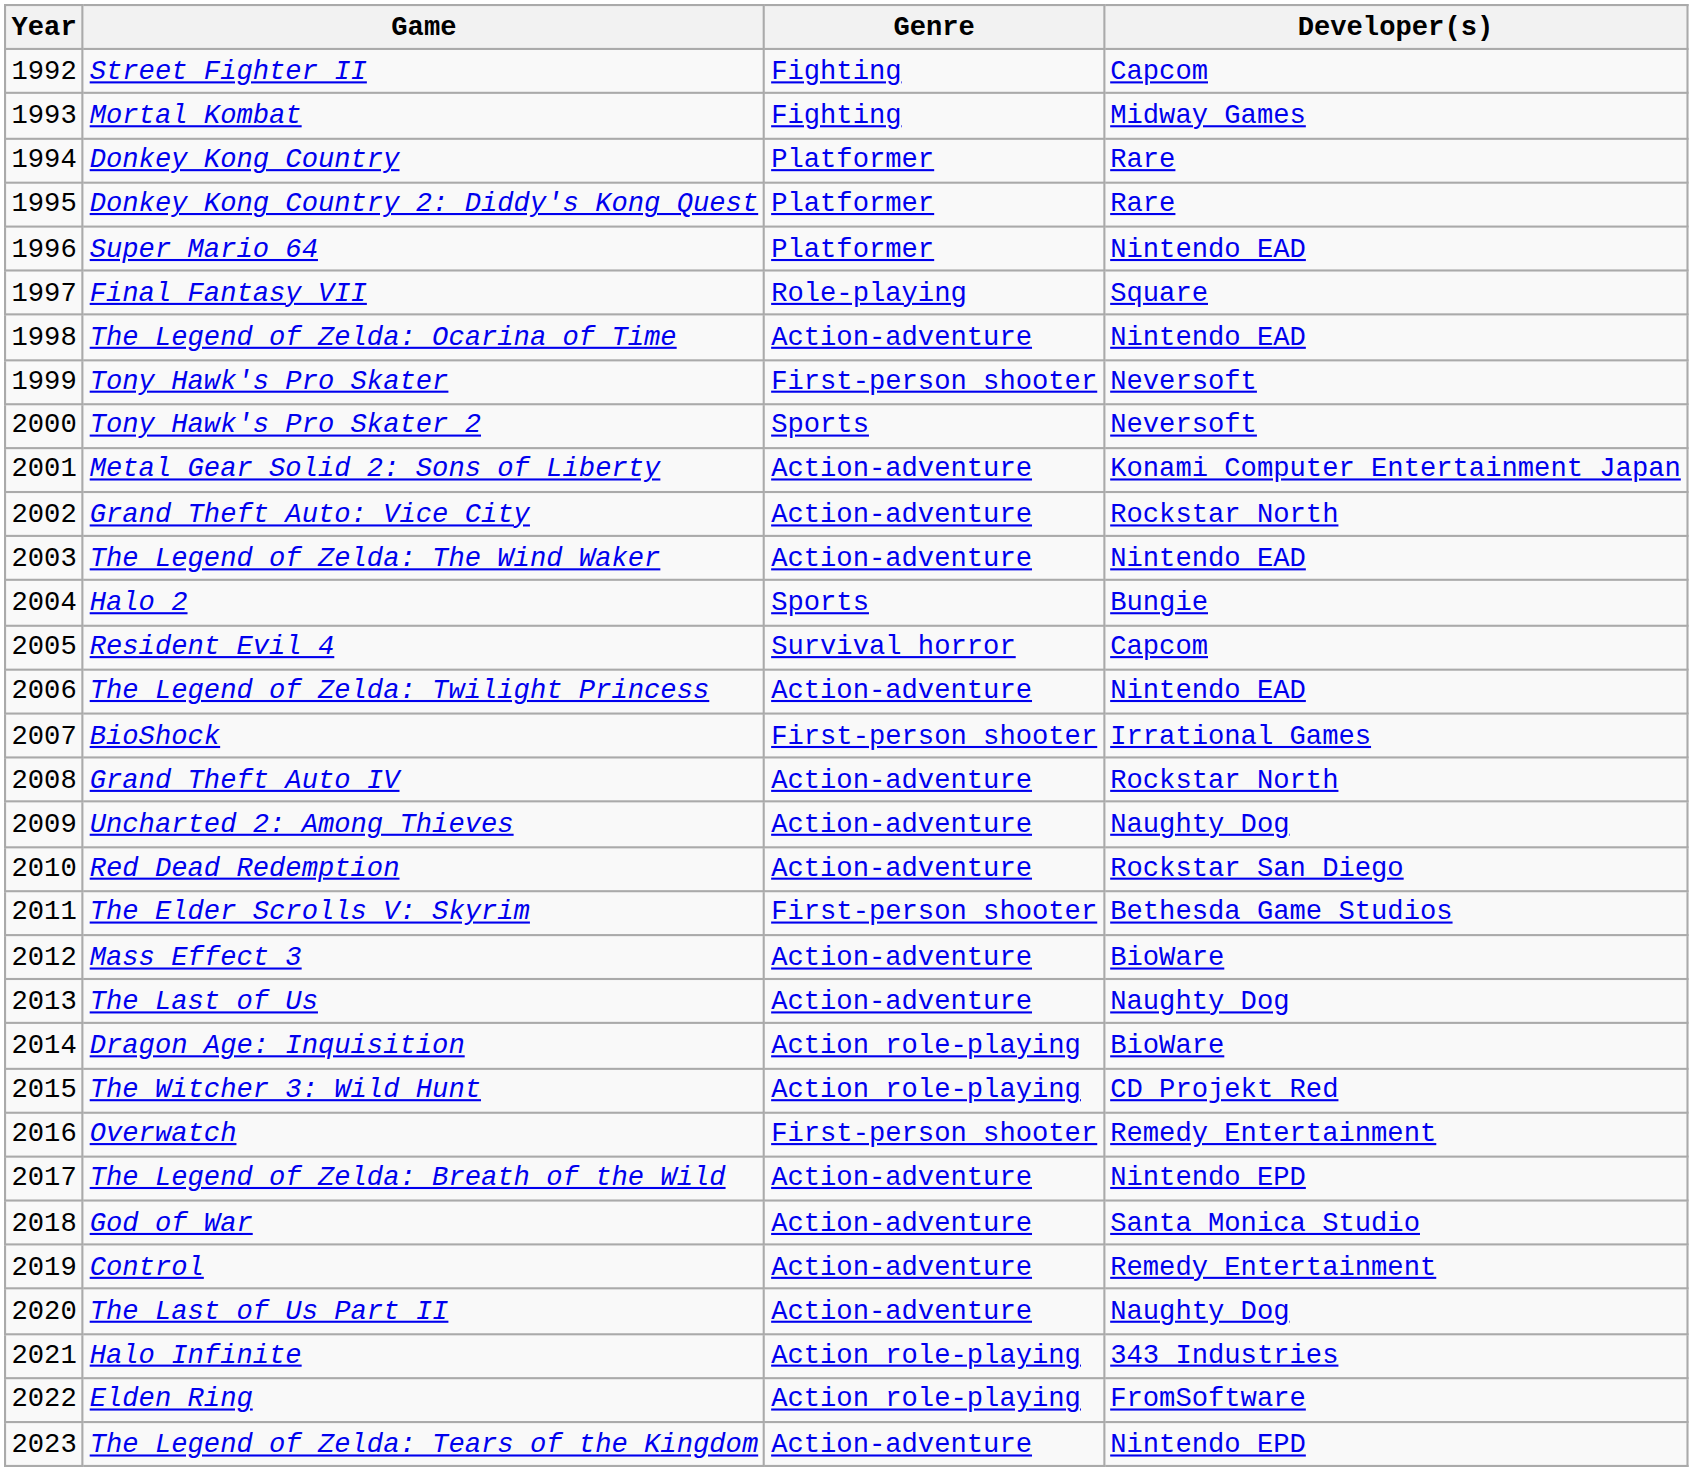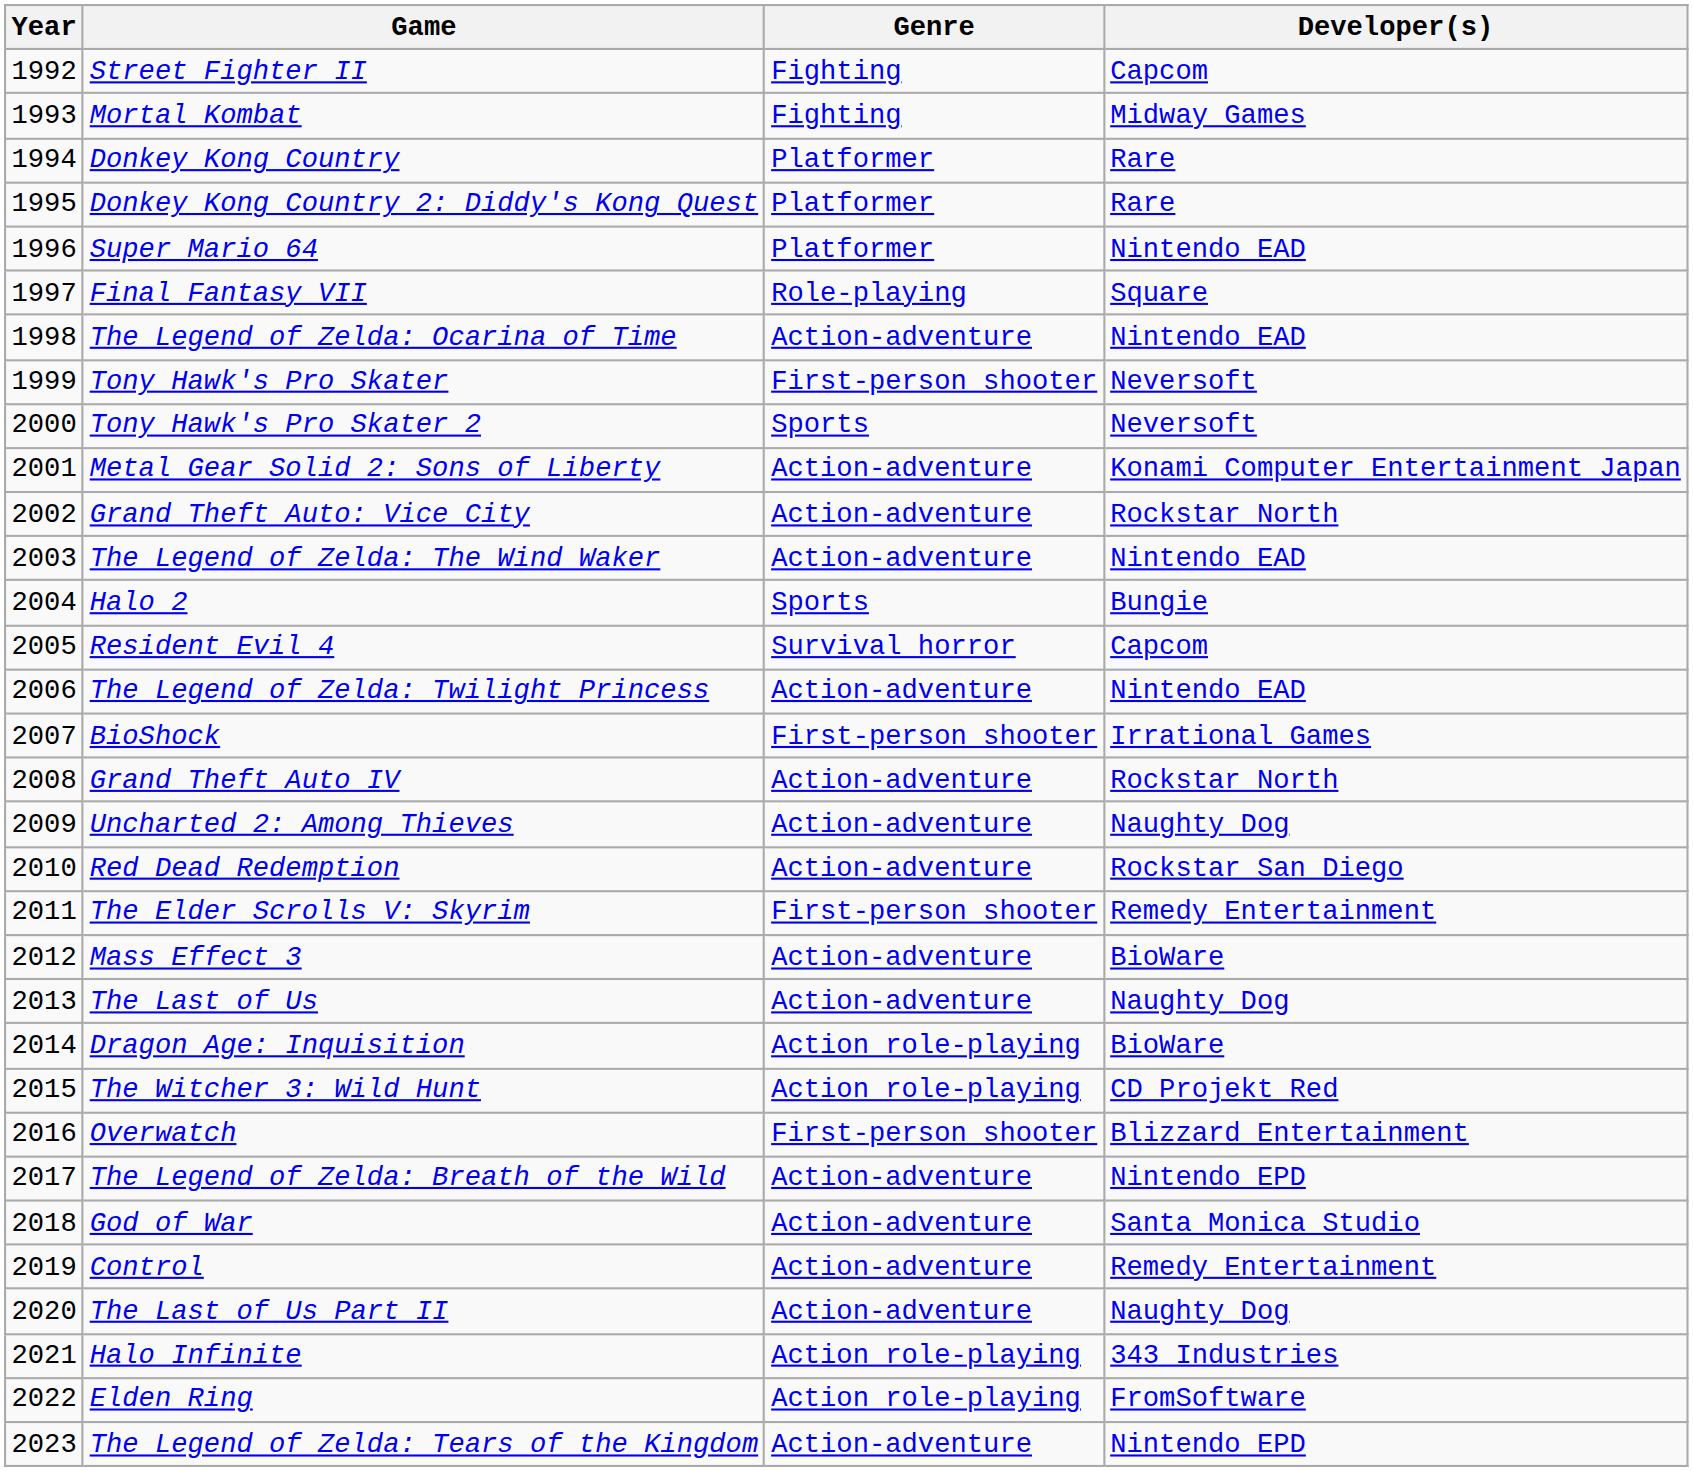(1281, 913) Bethesda Game Studios -> (1273, 913) Remedy Entertainment
(1273, 1134) Remedy Entertainment -> (1290, 1134) Blizzard Entertainment
